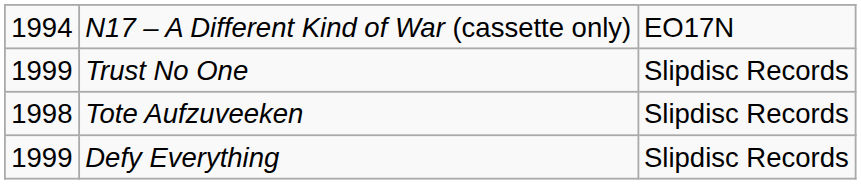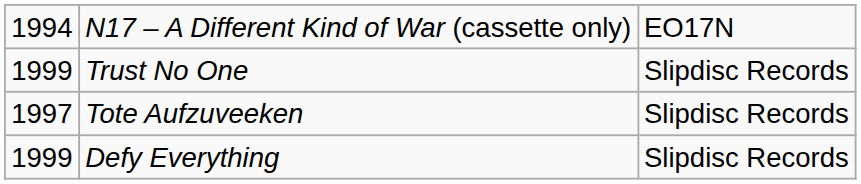(42, 114) 1998 -> (42, 114) 1997
